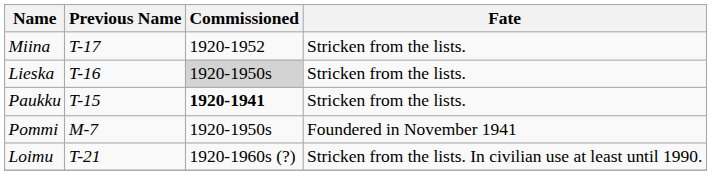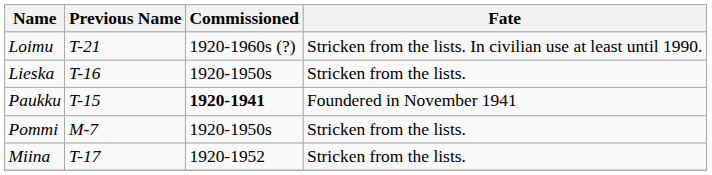rows swapped: (31, 156) <-> (29, 45)
(231, 73) lightgrey background -> (231, 73) no background
(386, 101) Stricken from the lists. -> (412, 101) Foundered in November 1941
(412, 128) Foundered in November 1941 -> (386, 128) Stricken from the lists.
